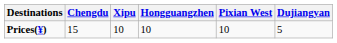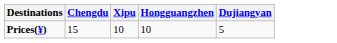- column: (245, 12)
